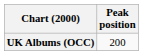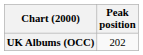(117, 42) 200 -> (117, 42) 202
